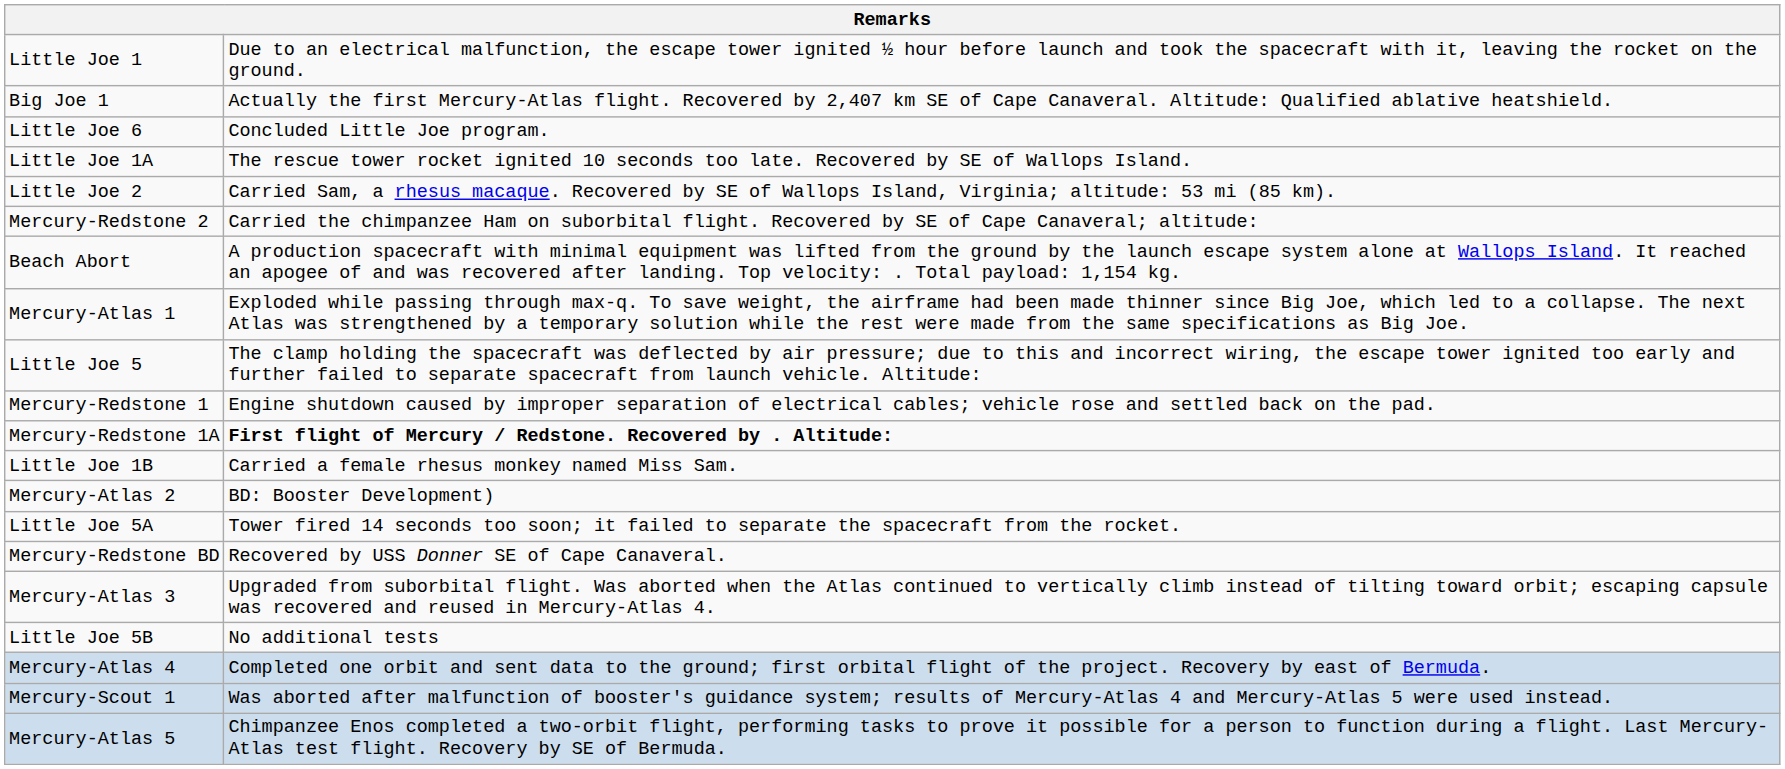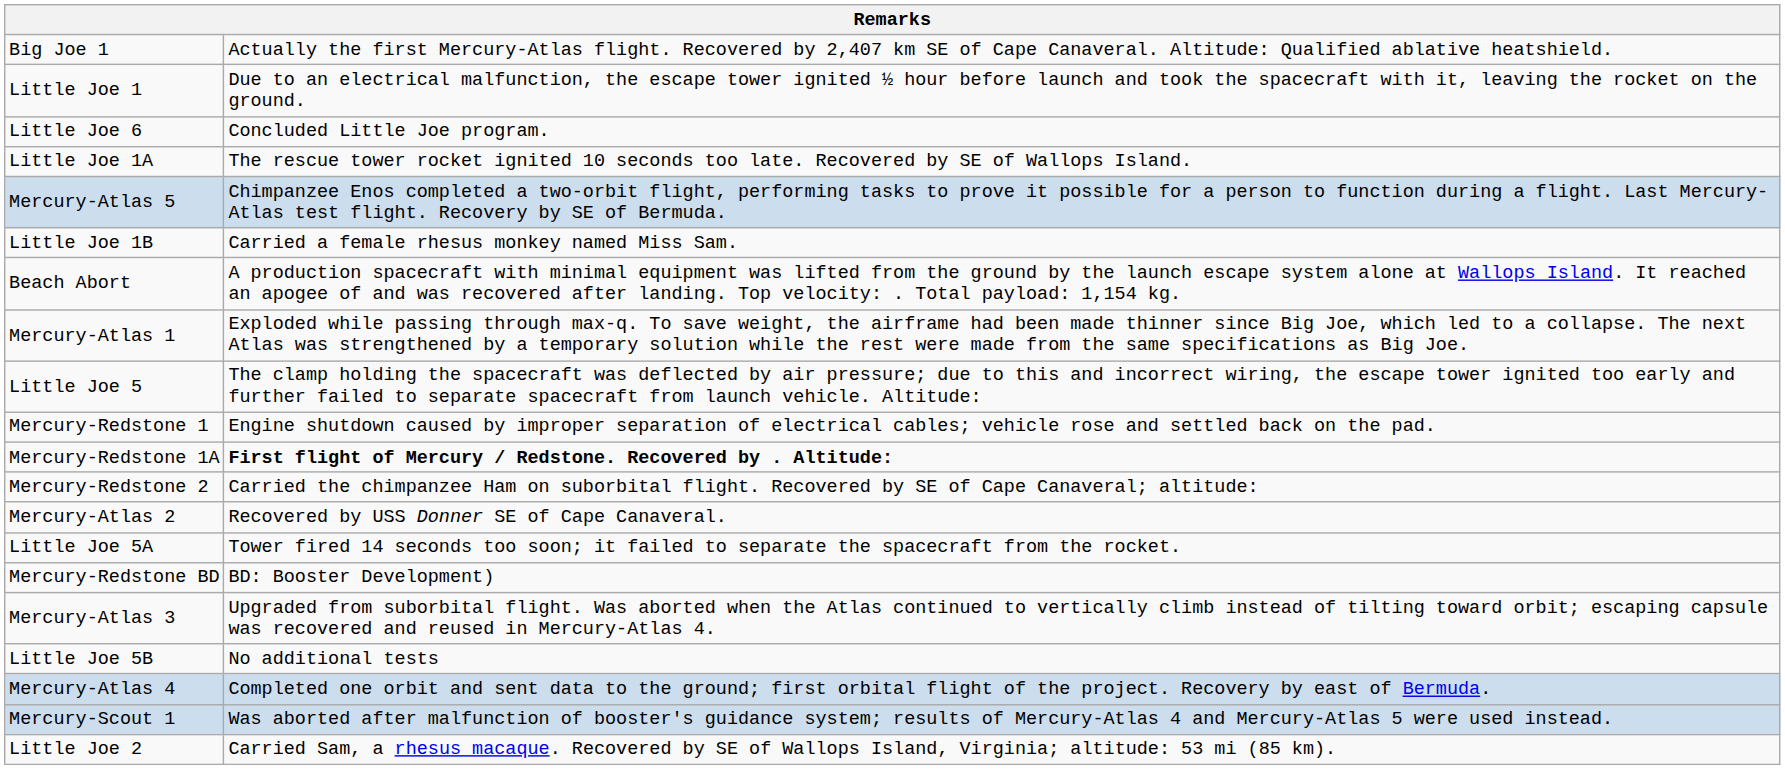rows swapped: (76, 60) <-> (59, 101)
rows swapped: (76, 191) <-> (92, 739)
rows swapped: (81, 466) <-> (109, 222)
(361, 496) BD: Booster Development) -> (478, 517) Recovered by USS Donner SE of Cape Canaveral.
(478, 556) Recovered by USS Donner SE of Cape Canaveral. -> (361, 578) BD: Booster Development)
